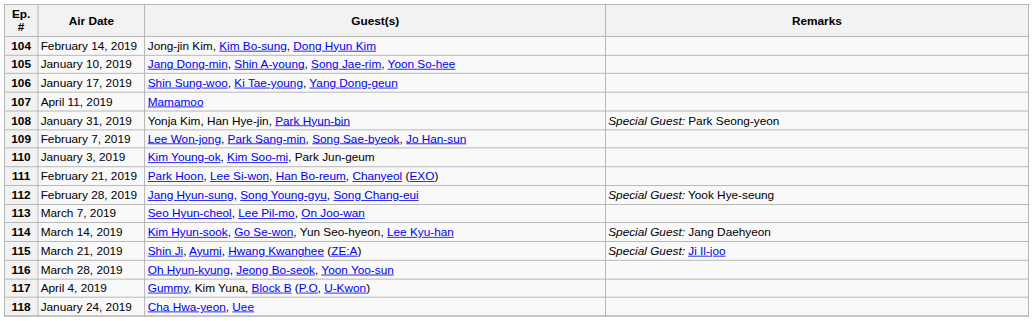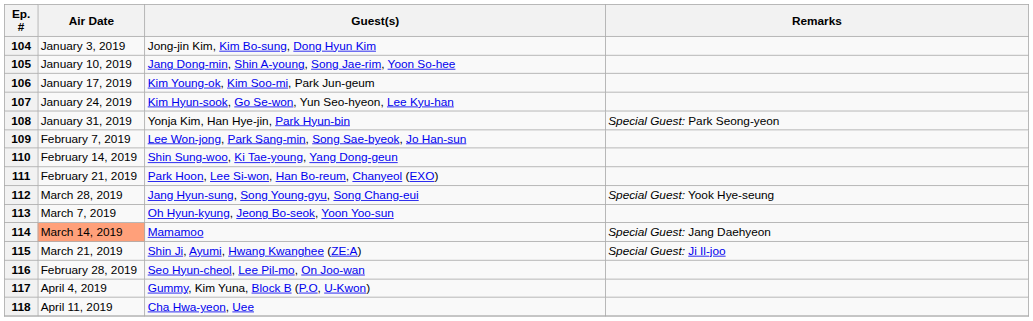(89, 46) February 14, 2019 -> (83, 46) January 3, 2019
(273, 83) Shin Sung-woo, Ki Tae-young, Yang Dong-geun -> (261, 83) Kim Young-ok, Kim Soo-mi, Park Jun-geum
(77, 102) April 11, 2019 -> (86, 102) January 24, 2019
(176, 102) Mamamoo -> (301, 102) Kim Hyun-sook, Go Se-won, Yun Seo-hyeon, Lee Kyu-han
(83, 158) January 3, 2019 -> (89, 158) February 14, 2019
(261, 158) Kim Young-ok, Kim Soo-mi, Park Jun-geum -> (273, 158) Shin Sung-woo, Ki Tae-young, Yang Dong-geun
(89, 195) February 28, 2019 -> (82, 195) March 28, 2019
(256, 214) Seo Hyun-cheol, Lee Pil-mo, On Joo-wan -> (271, 214) Oh Hyun-kyung, Jeong Bo-seok, Yoon Yoo-sun
(82, 232) no background -> (82, 232) lightsalmon background
(301, 232) Kim Hyun-sook, Go Se-won, Yun Seo-hyeon, Lee Kyu-han -> (176, 232) Mamamoo
(82, 270) March 28, 2019 -> (89, 270) February 28, 2019
(271, 270) Oh Hyun-kyung, Jeong Bo-seok, Yoon Yoo-sun -> (256, 270) Seo Hyun-cheol, Lee Pil-mo, On Joo-wan
(86, 307) January 24, 2019 -> (77, 307) April 11, 2019
